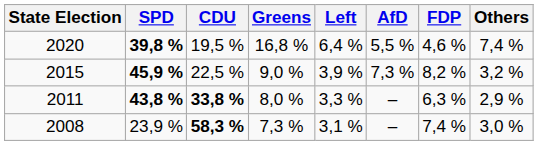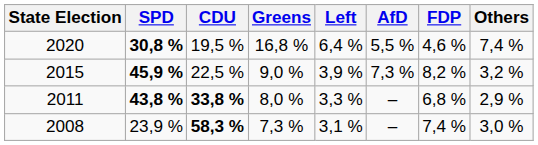(156, 45) 39,8 % -> (156, 45) 30,8 %
(444, 99) 6,3 % -> (444, 99) 6,8 %
